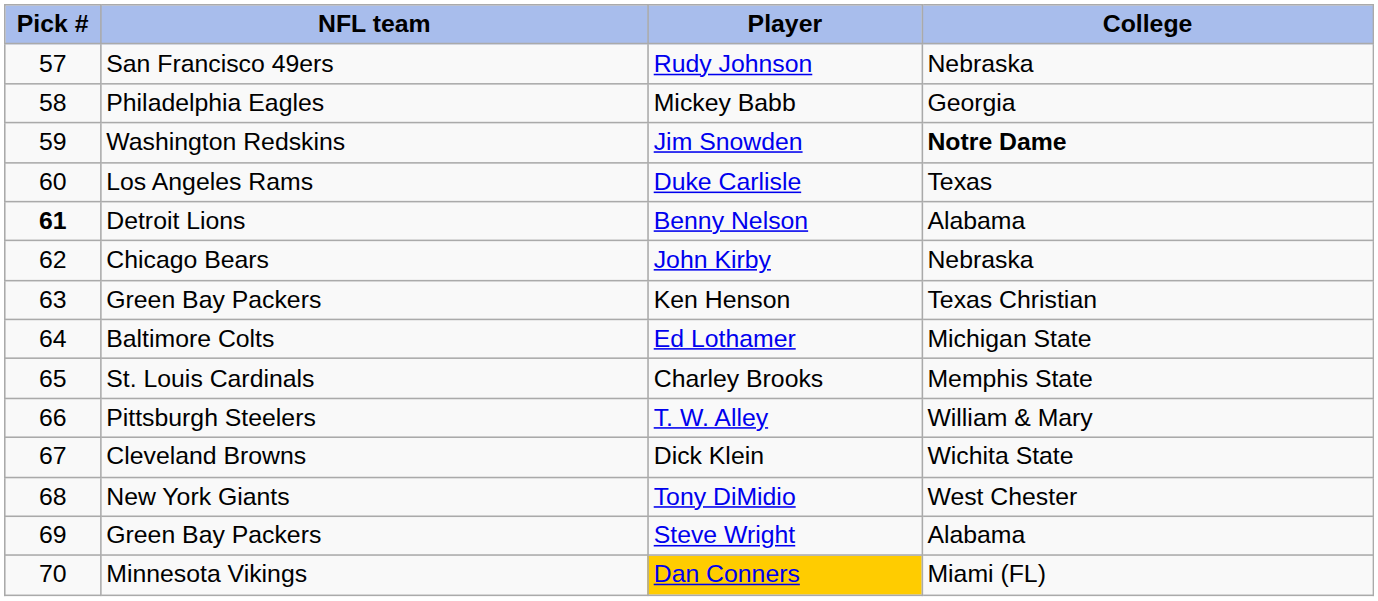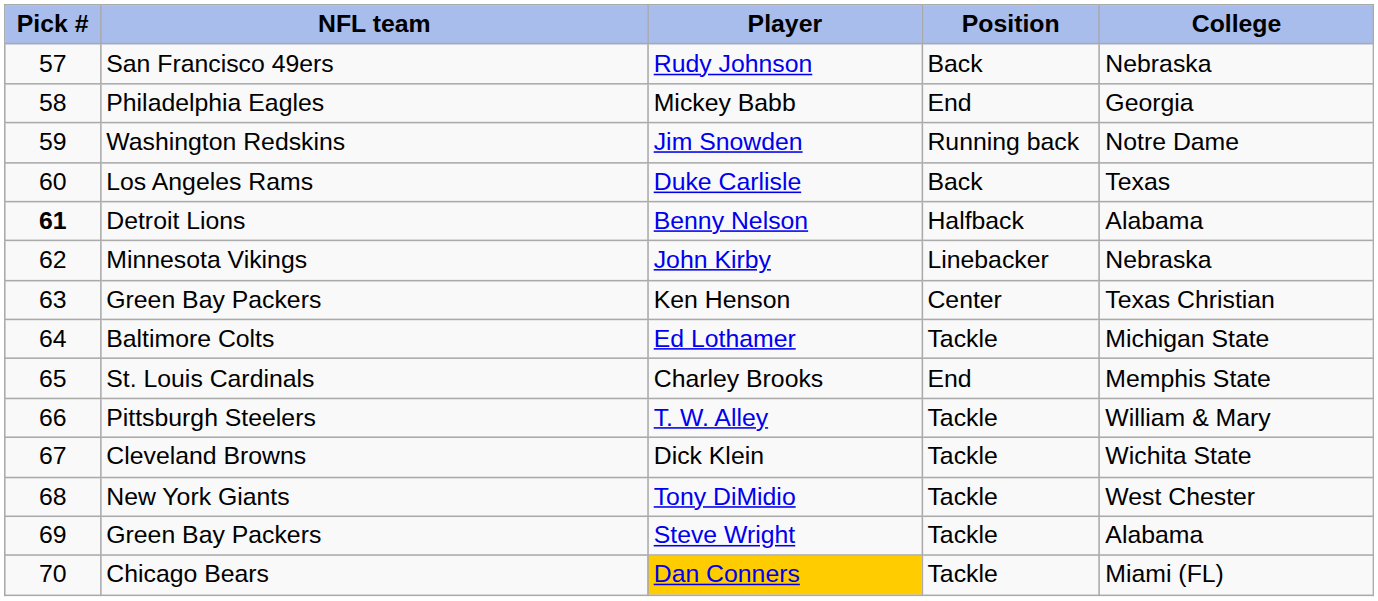+ column: (1011, 24)
(997, 142) bold -> (1172, 142) normal
(188, 260) Chicago Bears -> (207, 260) Minnesota Vikings
(207, 574) Minnesota Vikings -> (188, 574) Chicago Bears
